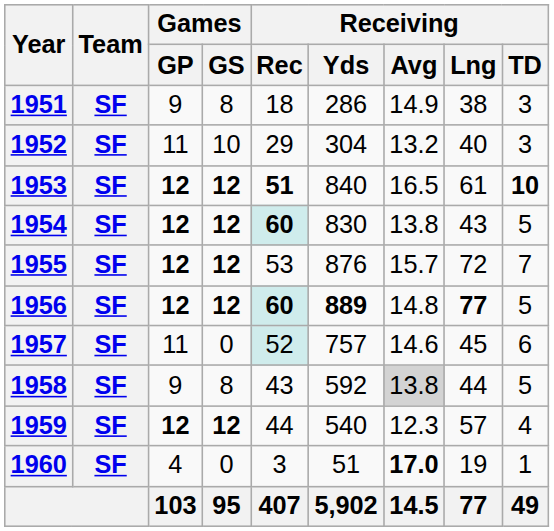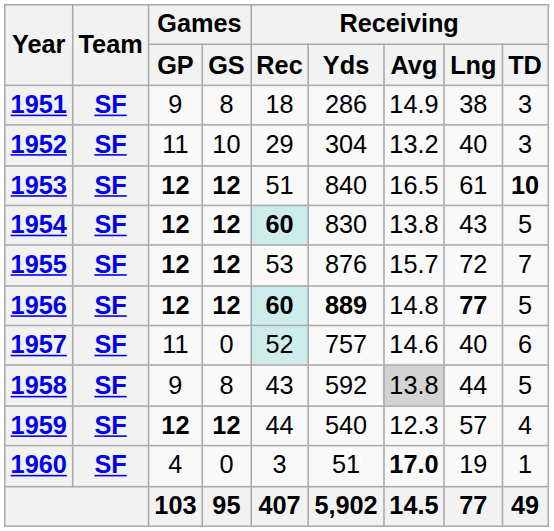(280, 184) bold -> (280, 184) normal
(473, 345) 45 -> (473, 345) 40
